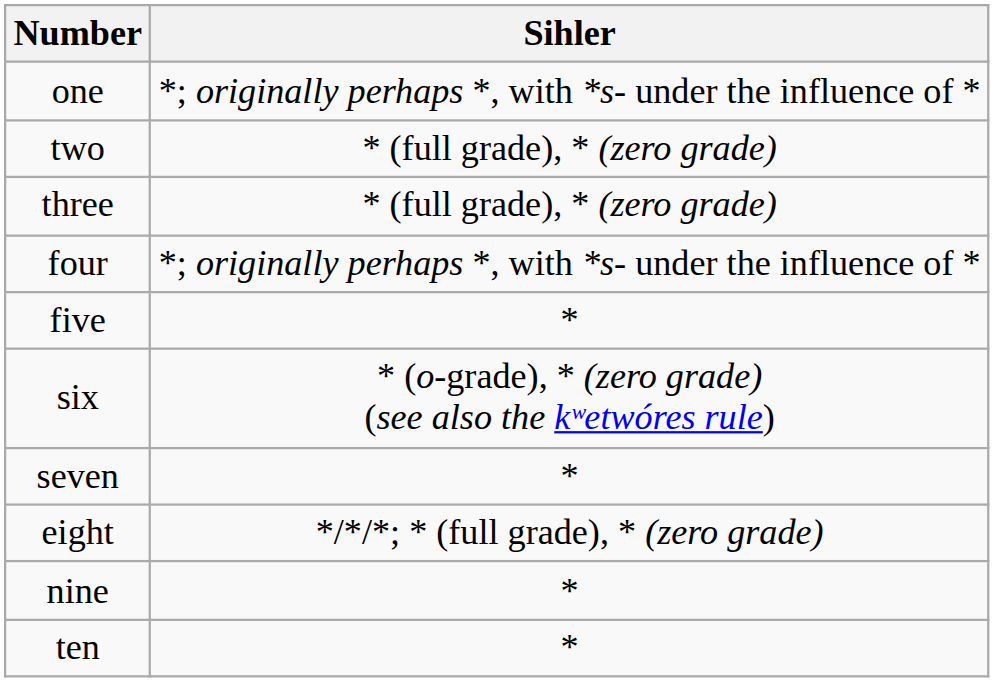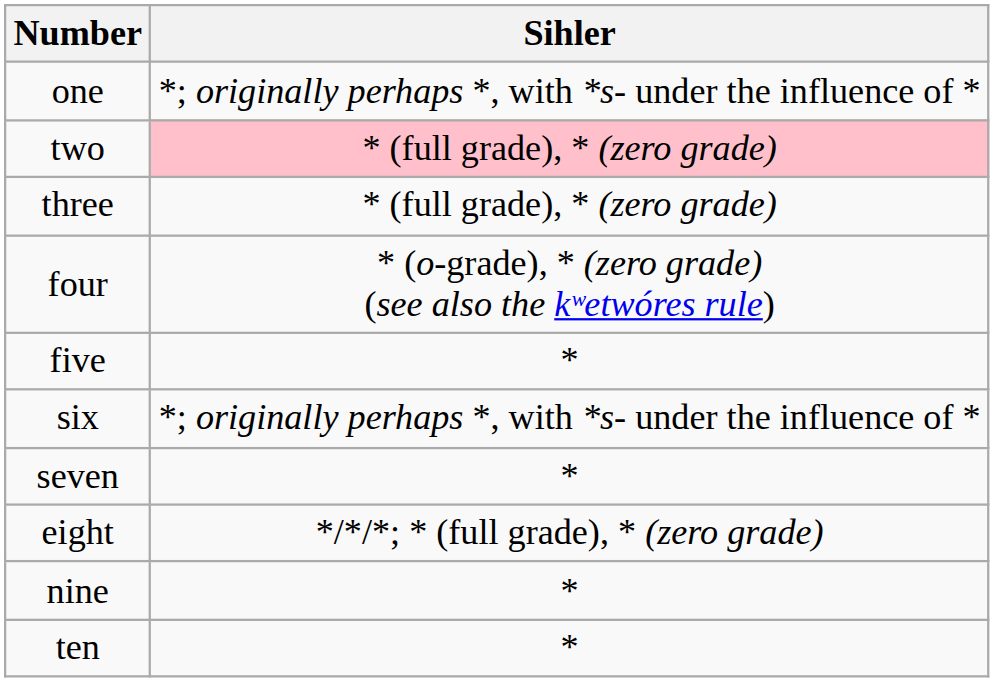(570, 147) no background -> (570, 147) pink background
(570, 262) *; originally perhaps *, with *s- under the influence of * -> (570, 282) * (o-grade), * (zero grade) (see also the kʷetwóres rule)
(570, 397) * (o-grade), * (zero grade) (see also the kʷetwóres rule) -> (570, 417) *; originally perhaps *, with *s- under the influence of *
